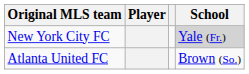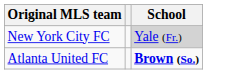- column: (147, 15)
(210, 58) normal -> (167, 58) bold
